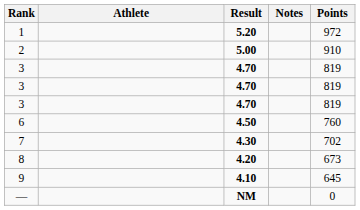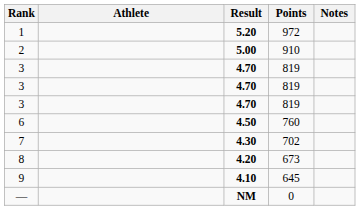columns swapped: (332, 13) <-> (289, 13)
